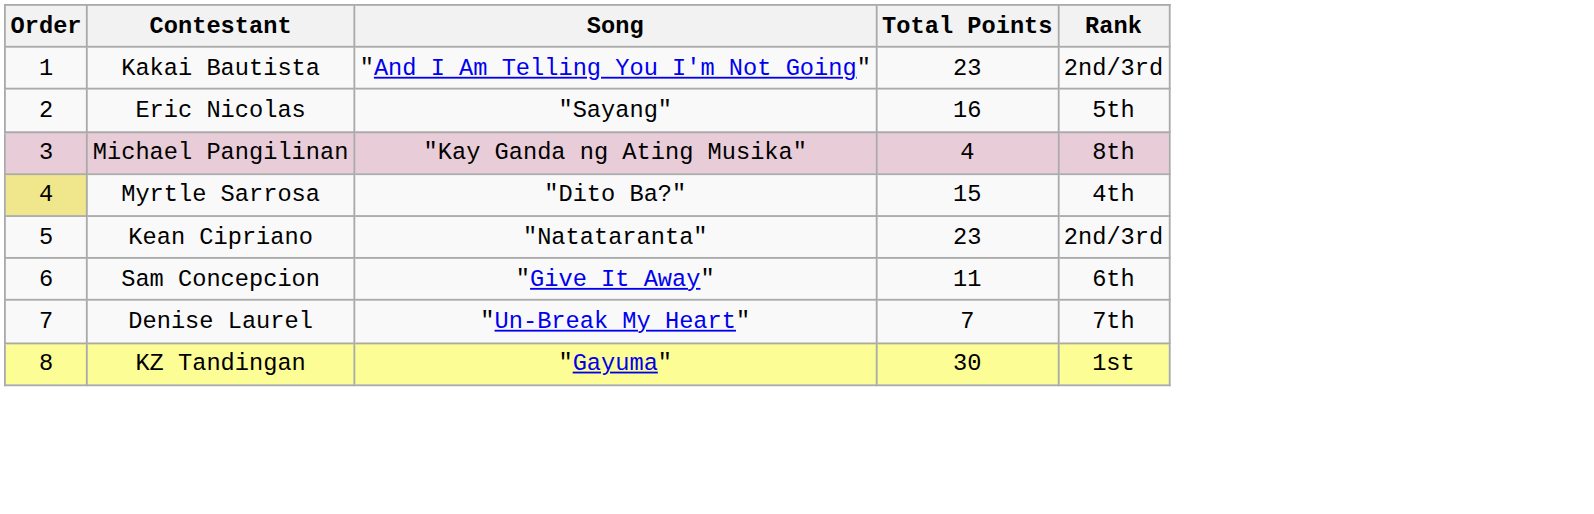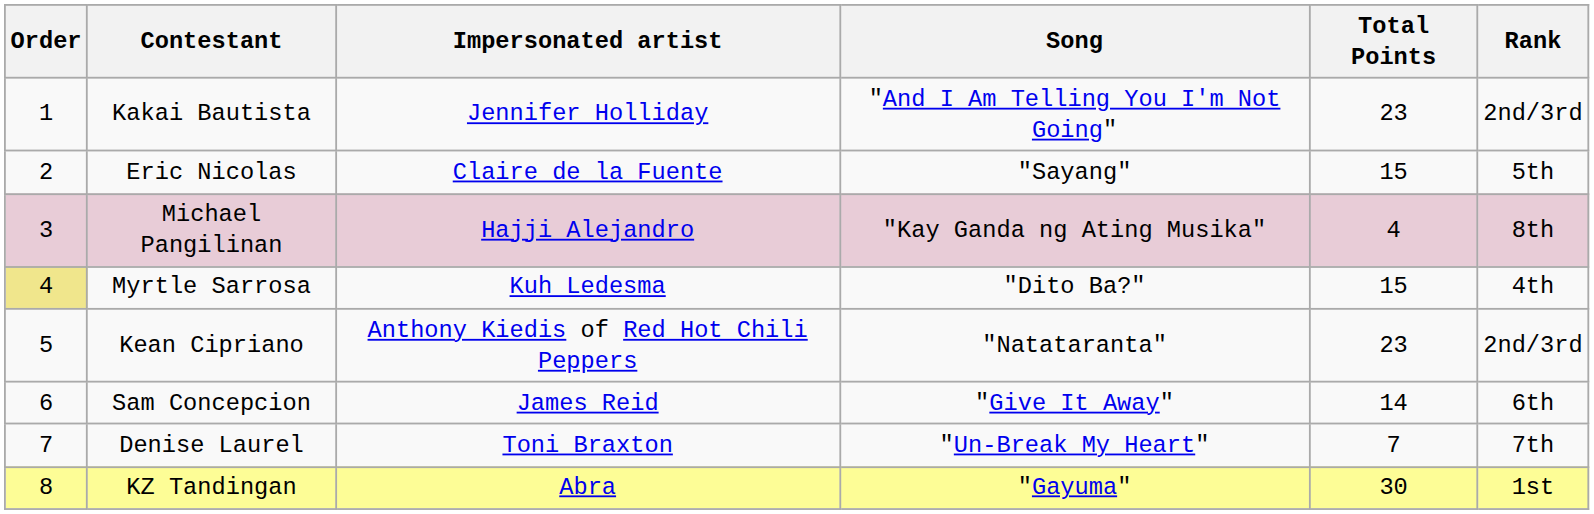+ column: (588, 41)
(967, 110) 16 -> (1394, 172) 15
(967, 279) 11 -> (1394, 403) 14
